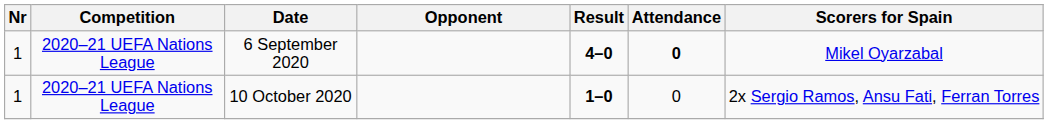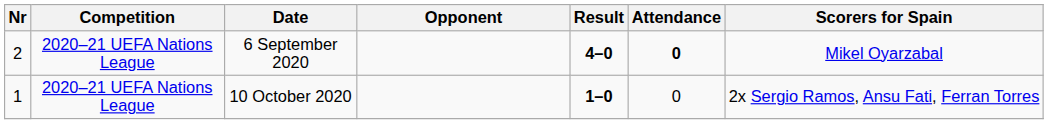(18, 53) 1 -> (18, 53) 2
